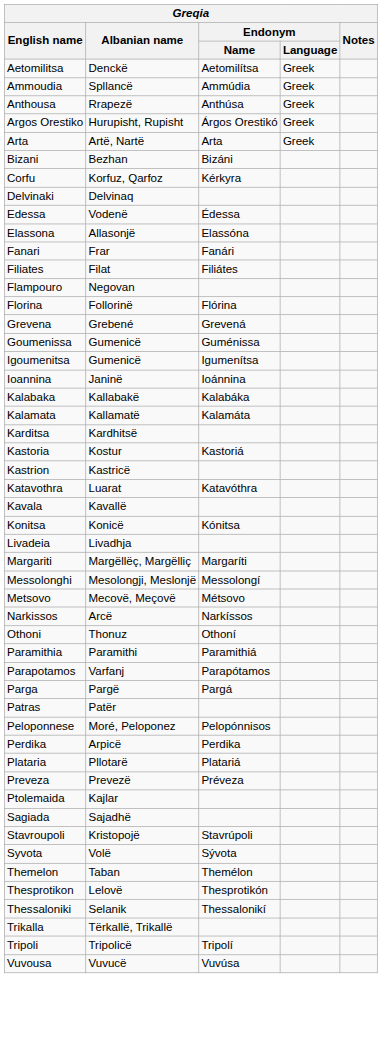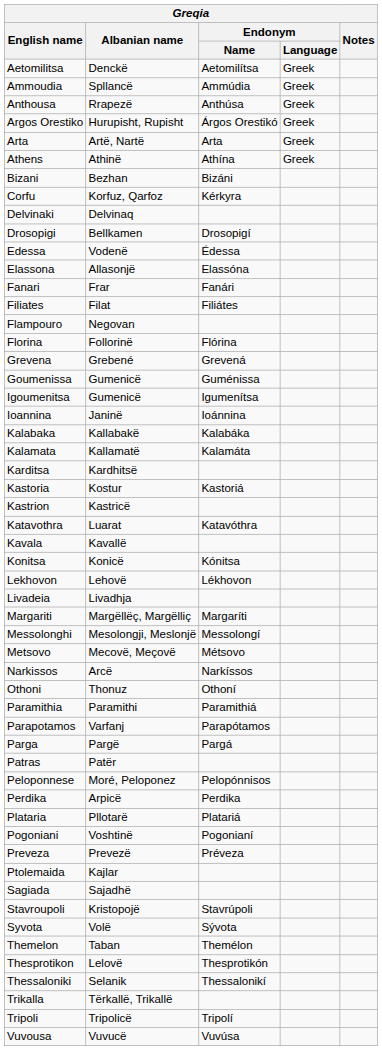+ row: (25, 159)
+ row: (31, 232)
+ row: (32, 580)
+ row: (33, 835)
